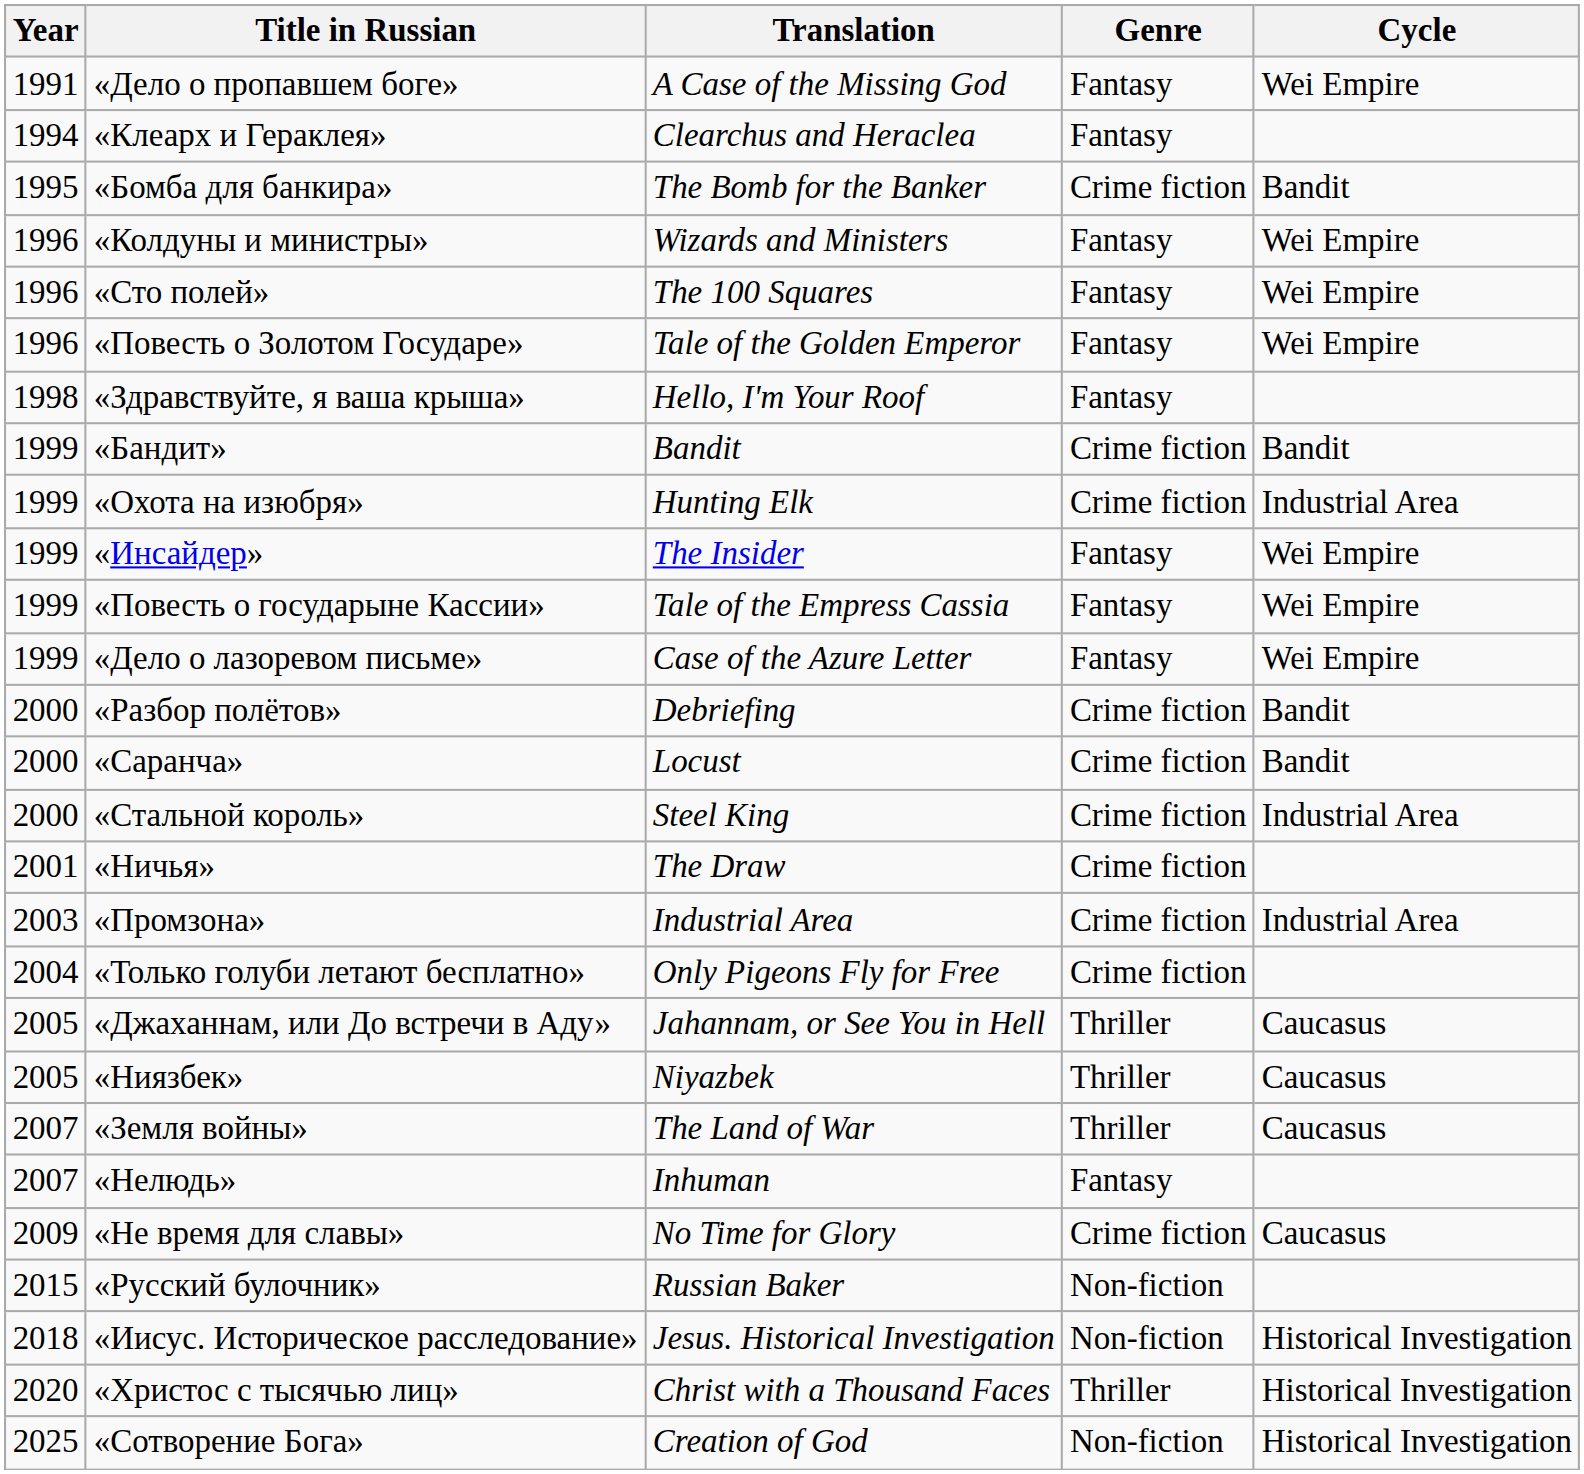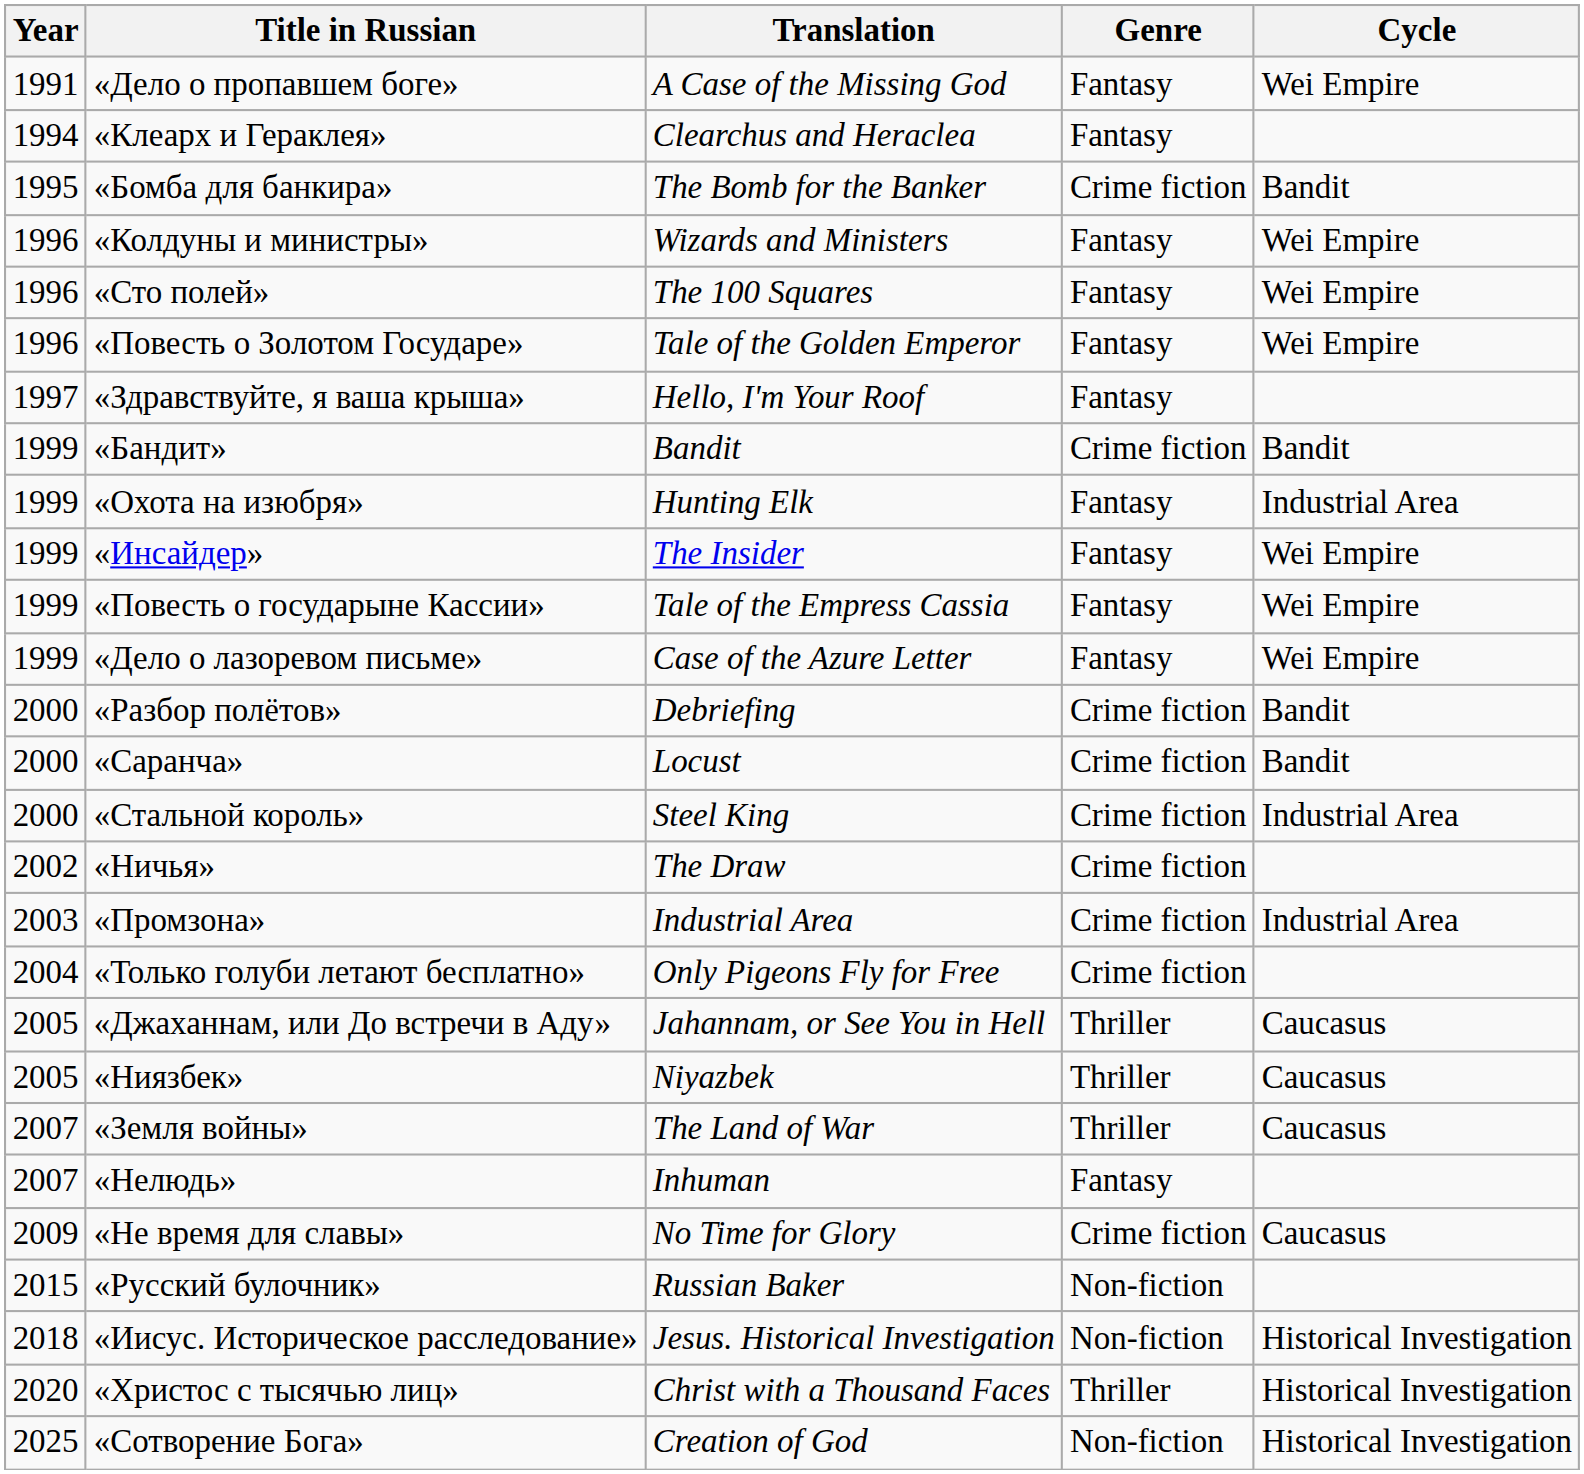(46, 396) 1998 -> (46, 396) 1997
(1158, 501) Crime fiction -> (1121, 501) Fantasy
(46, 866) 2001 -> (46, 866) 2002
